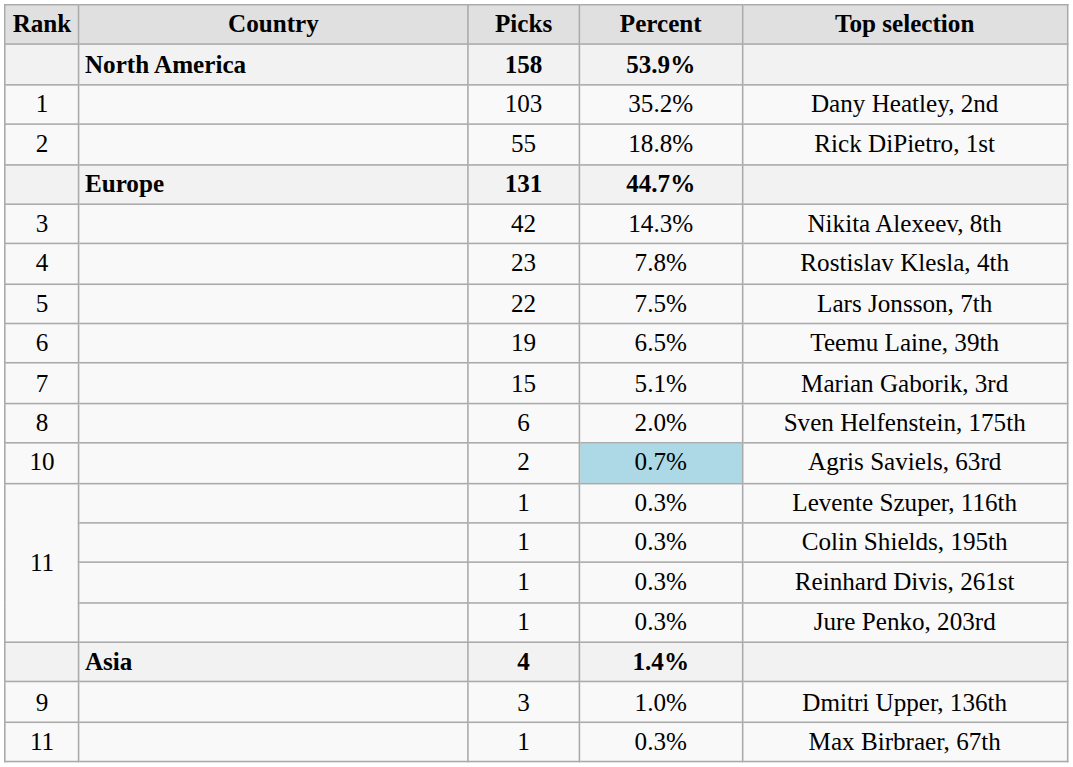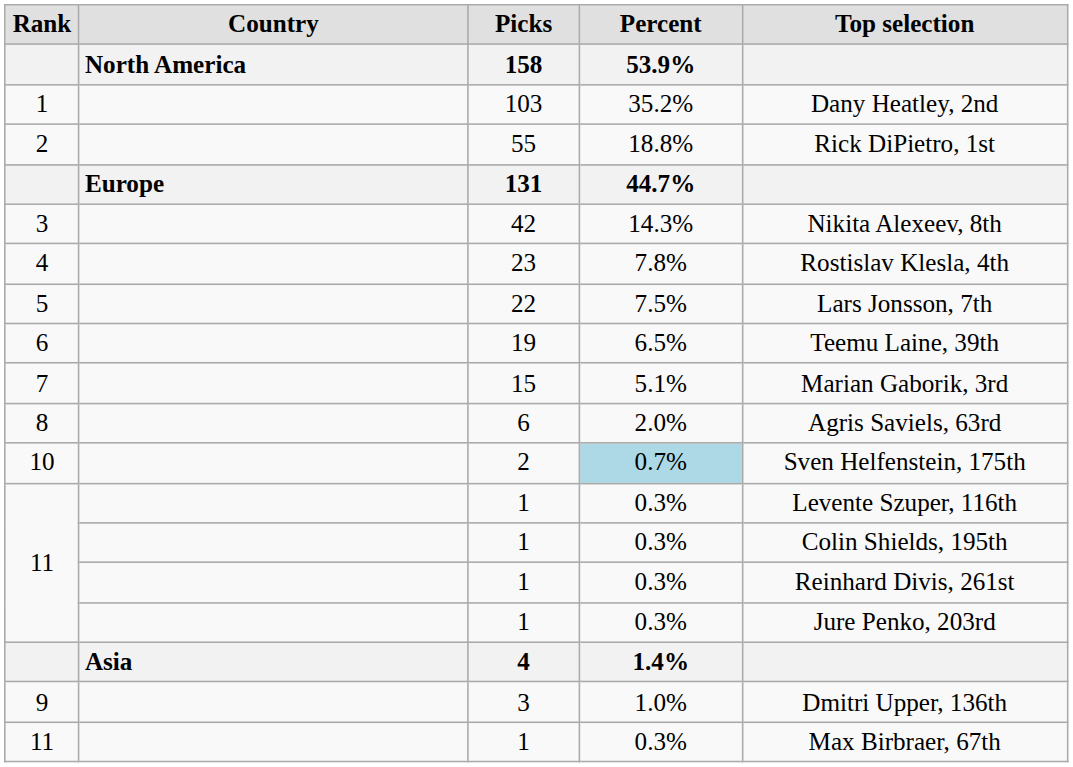(905, 422) Sven Helfenstein, 175th -> (905, 422) Agris Saviels, 63rd
(905, 462) Agris Saviels, 63rd -> (905, 462) Sven Helfenstein, 175th
